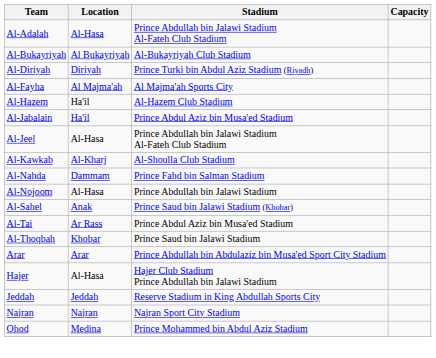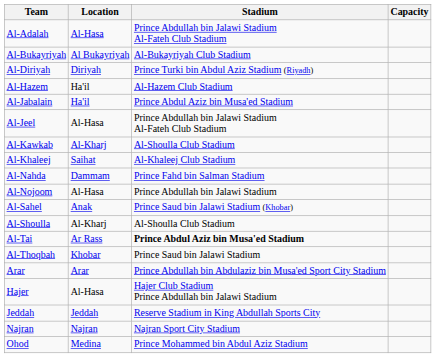- row: (25, 86)
+ row: (29, 160)
+ row: (28, 223)
(213, 223) normal -> (219, 239) bold
